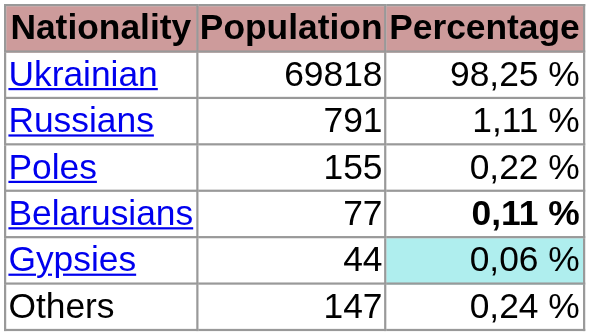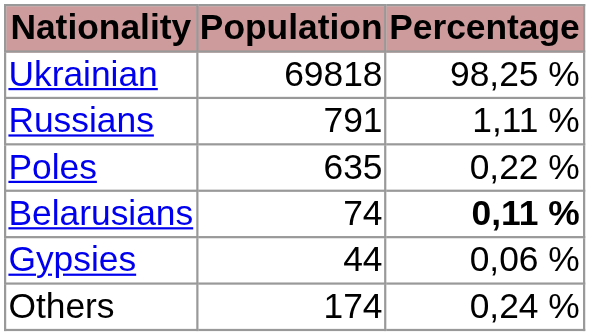(353, 166) 155 -> (353, 166) 635
(363, 213) 77 -> (363, 213) 74
(525, 259) paleturquoise background -> (525, 259) no background
(353, 306) 147 -> (353, 306) 174
